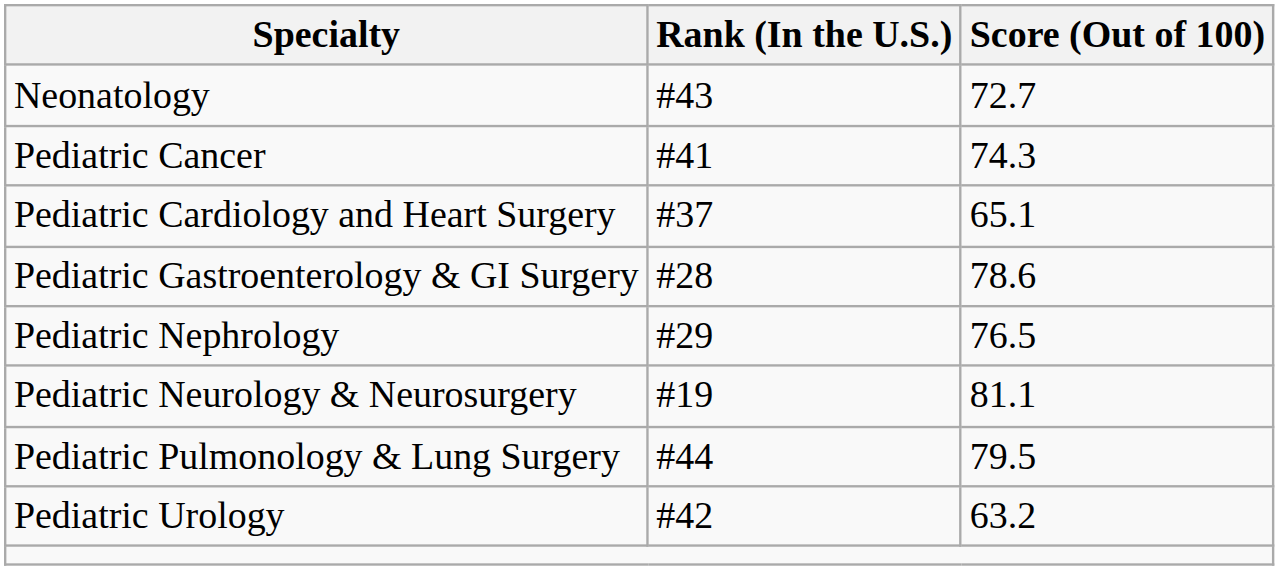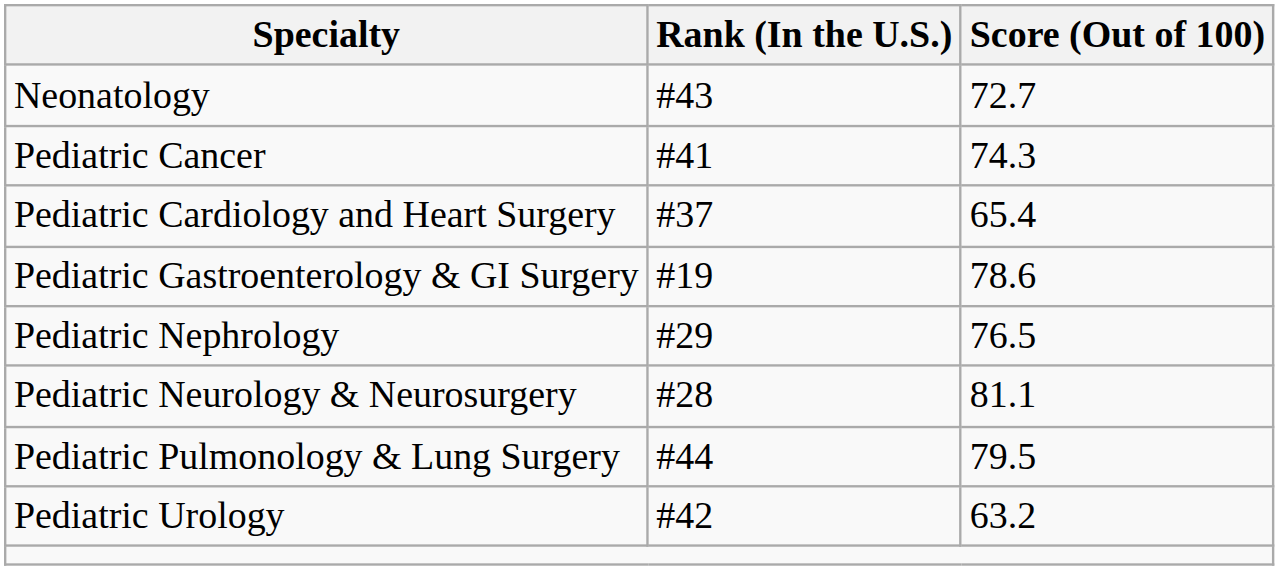(1003, 214) 65.1 -> (1003, 214) 65.4
(685, 275) #28 -> (685, 275) #19
(685, 395) #19 -> (685, 395) #28
